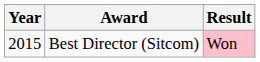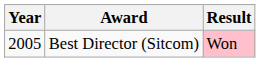(25, 43) 2015 -> (25, 43) 2005
